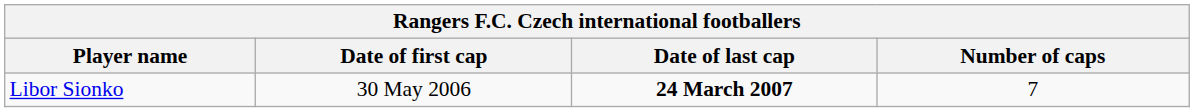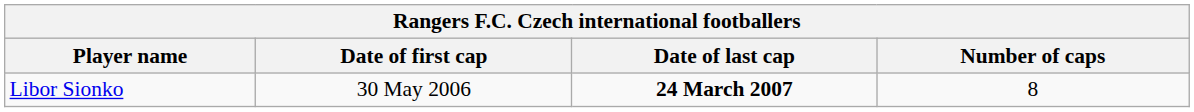(1033, 89) 7 -> (1033, 89) 8
